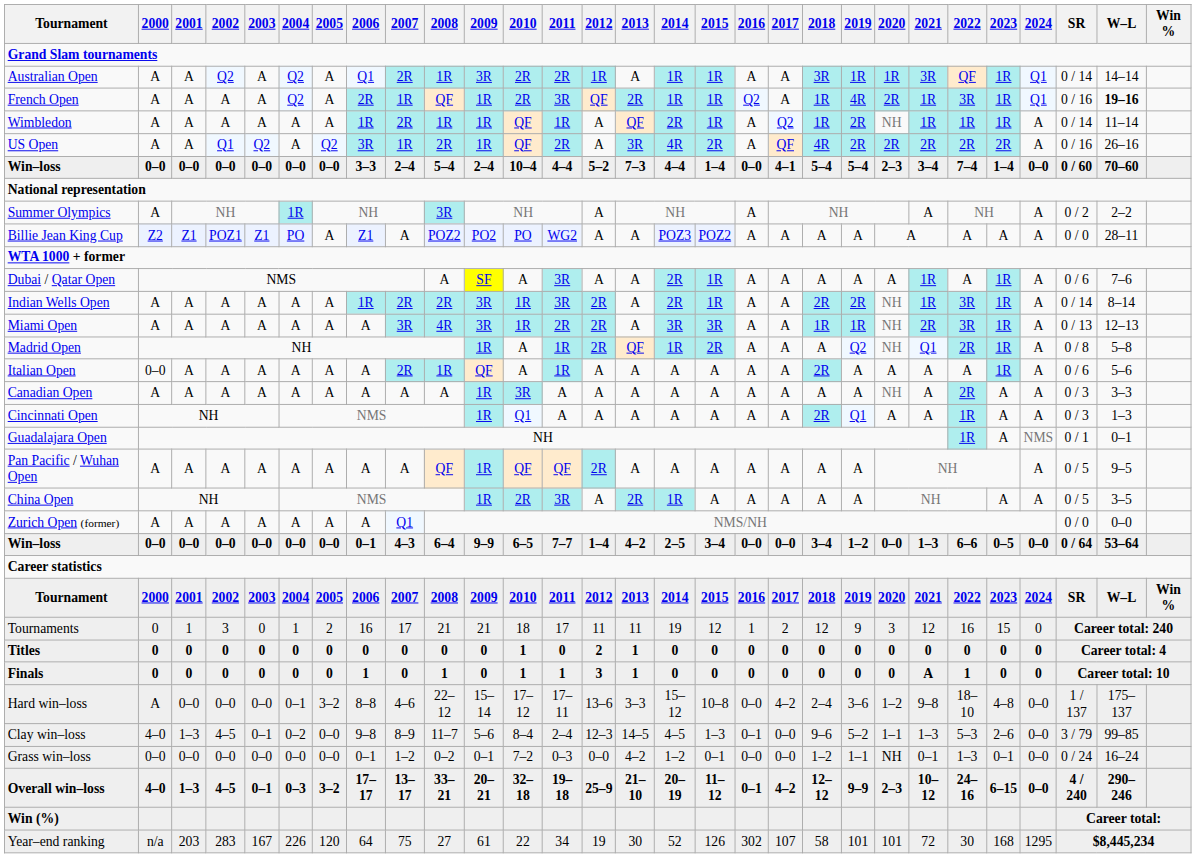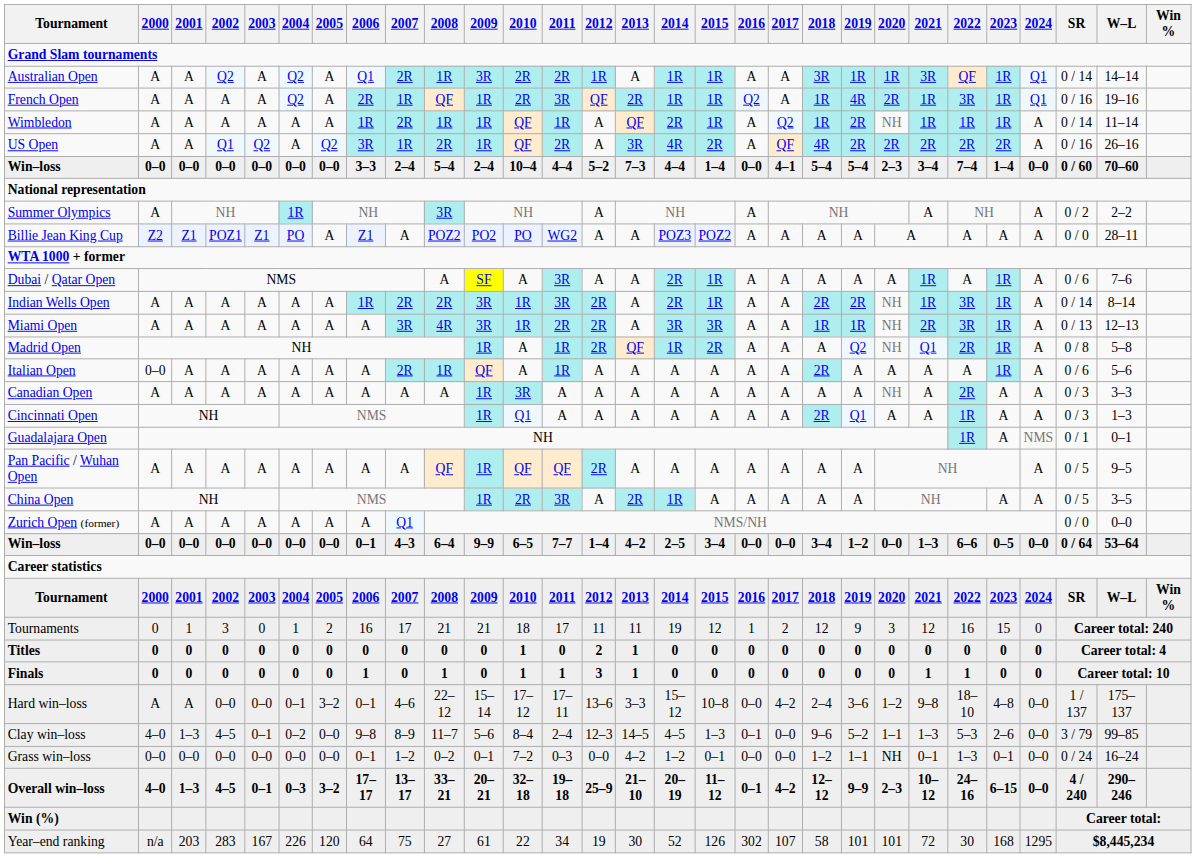(1121, 100) bold -> (1121, 100) normal
(928, 673) A -> (928, 673) 1
(189, 704) 0–0 -> (189, 704) A
(366, 704) 8–8 -> (366, 704) 0–1
